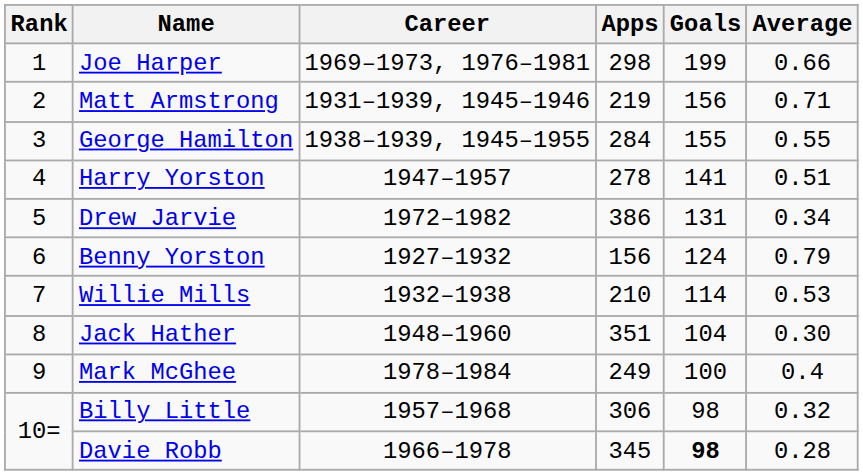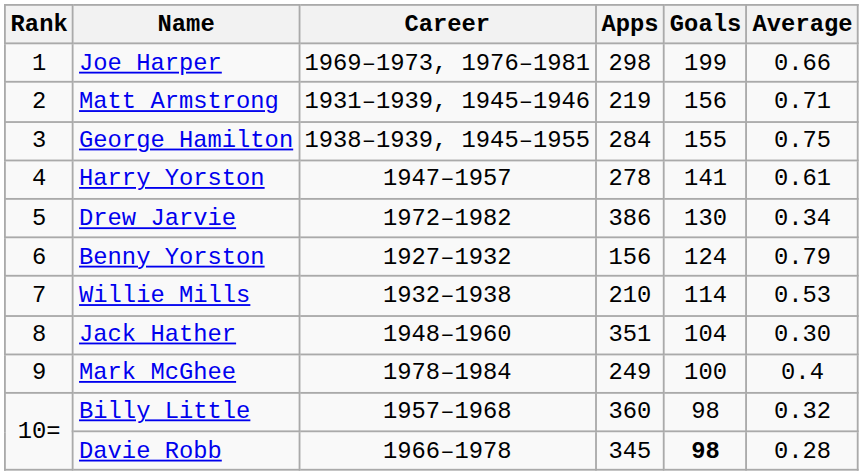(803, 141) 0.55 -> (803, 141) 0.75
(803, 179) 0.51 -> (803, 179) 0.61
(706, 218) 131 -> (706, 218) 130
(630, 412) 306 -> (630, 412) 360
